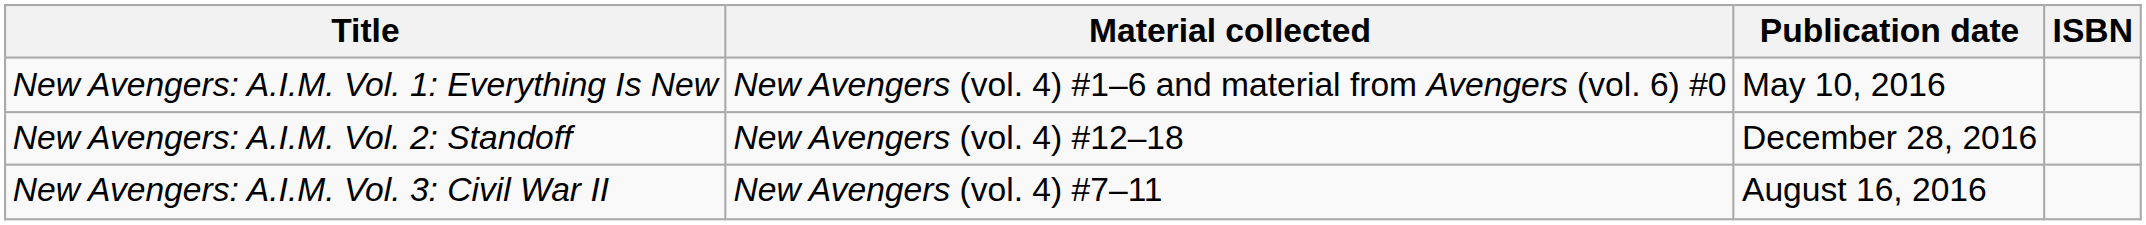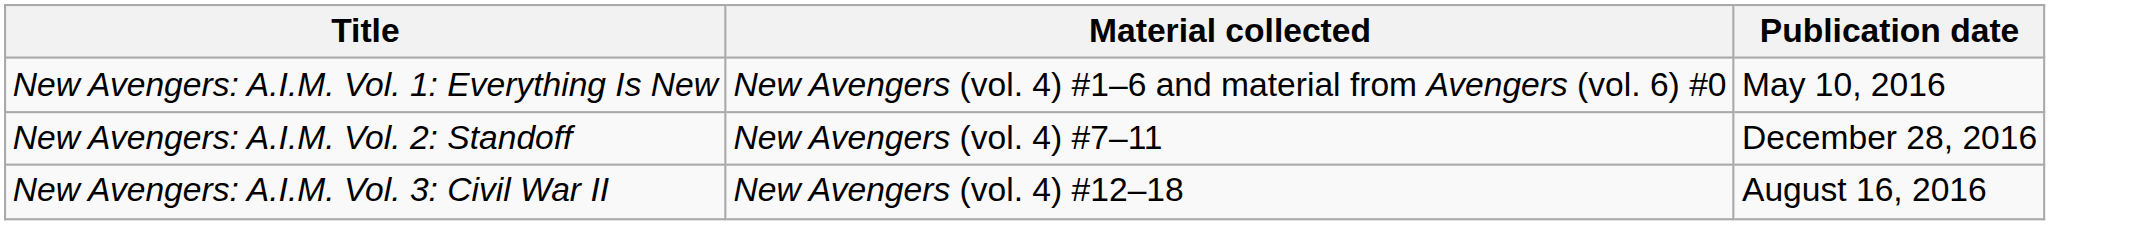- column: (2093, 31)
(959, 137) New Avengers (vol. 4) #12–18 -> (948, 137) New Avengers (vol. 4) #7–11
(948, 191) New Avengers (vol. 4) #7–11 -> (959, 191) New Avengers (vol. 4) #12–18
